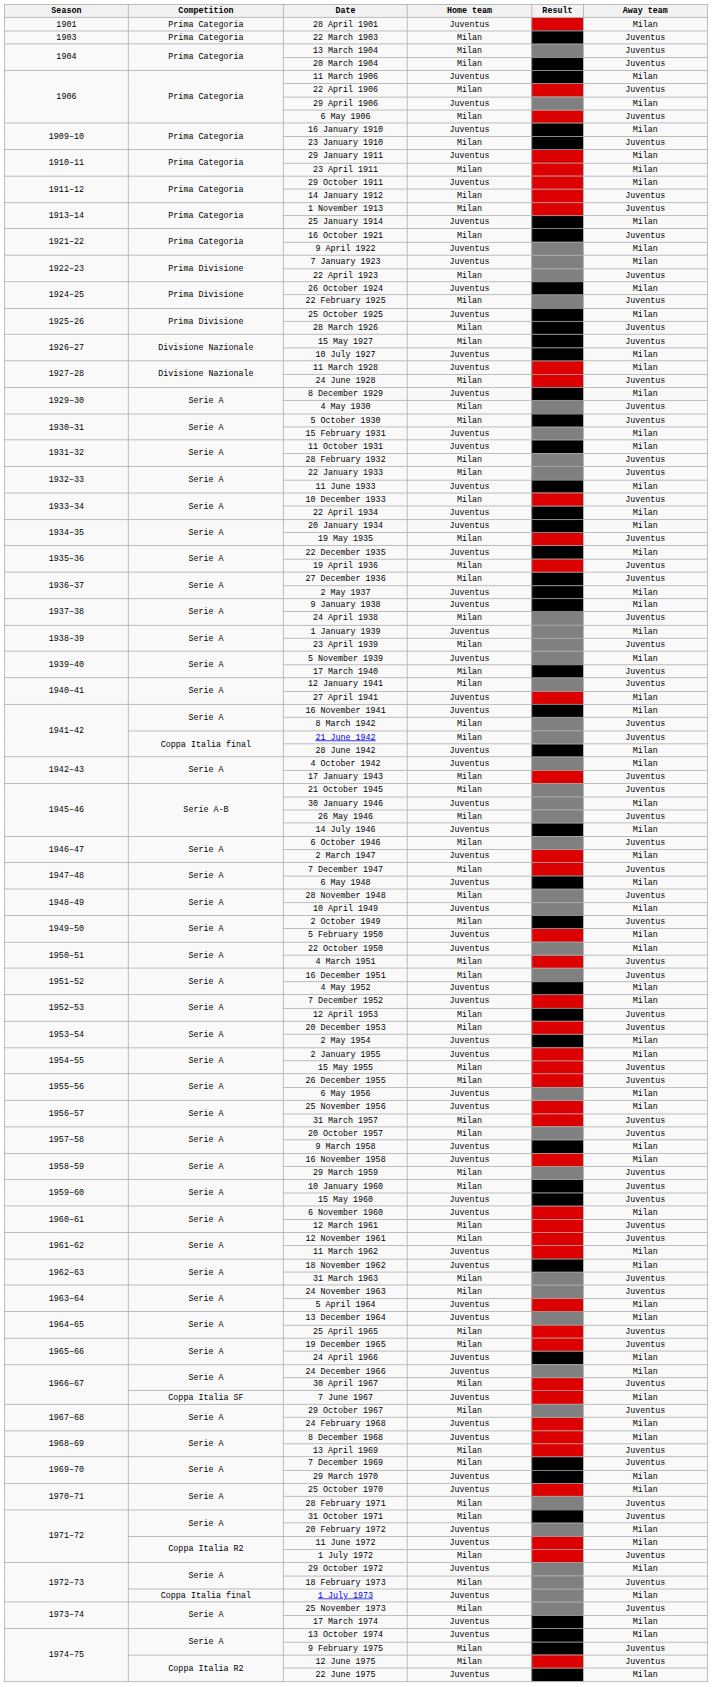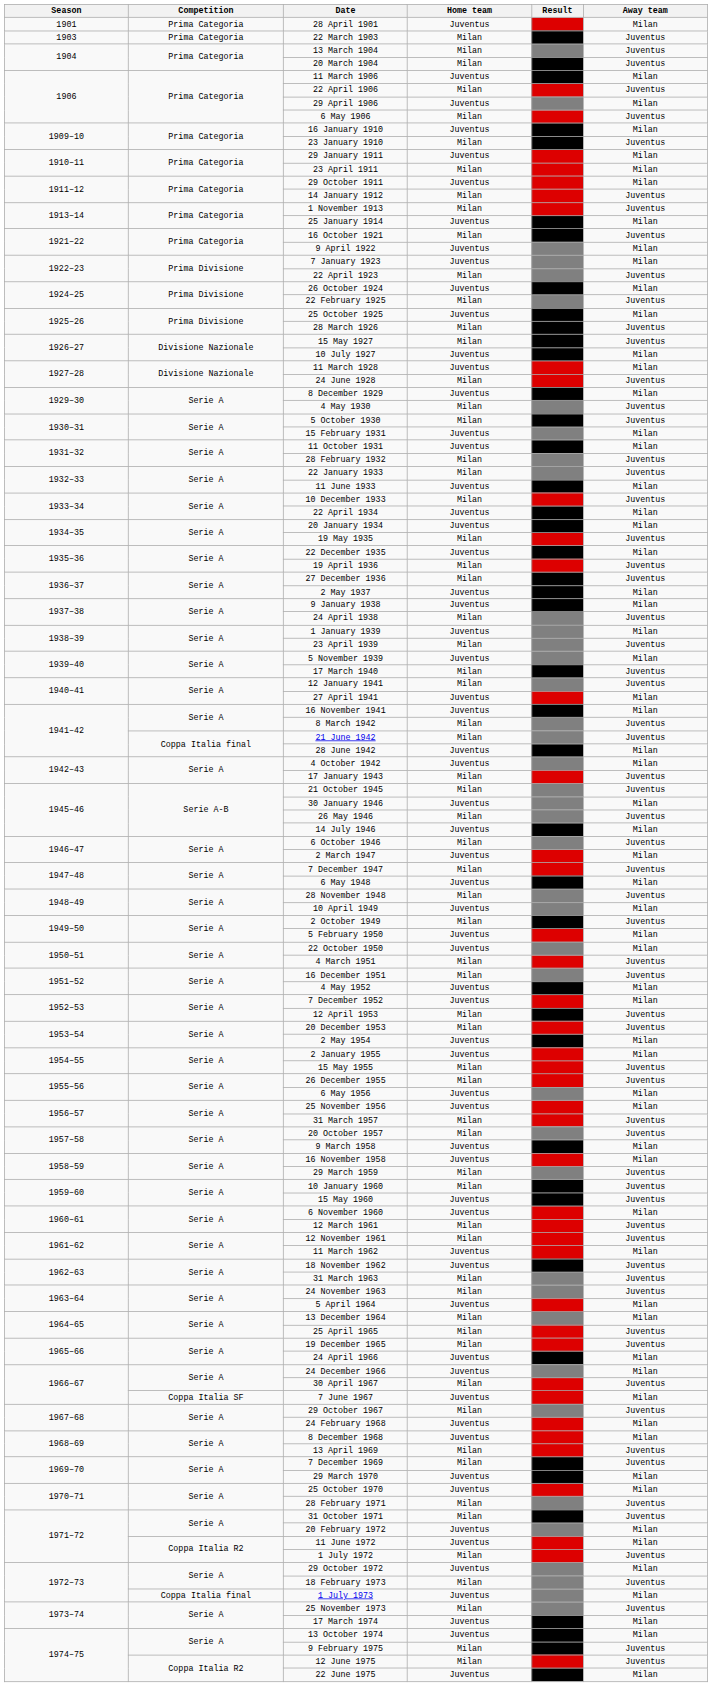(645, 1265) Milan -> (645, 1265) Juventus
(470, 1318) Juventus -> (470, 1318) Milan
